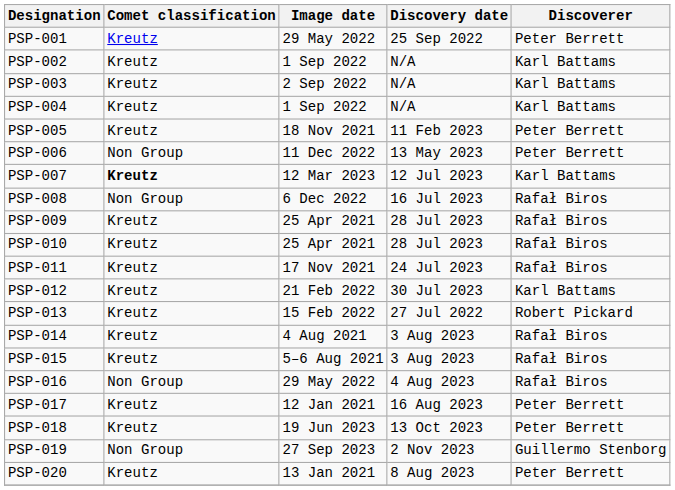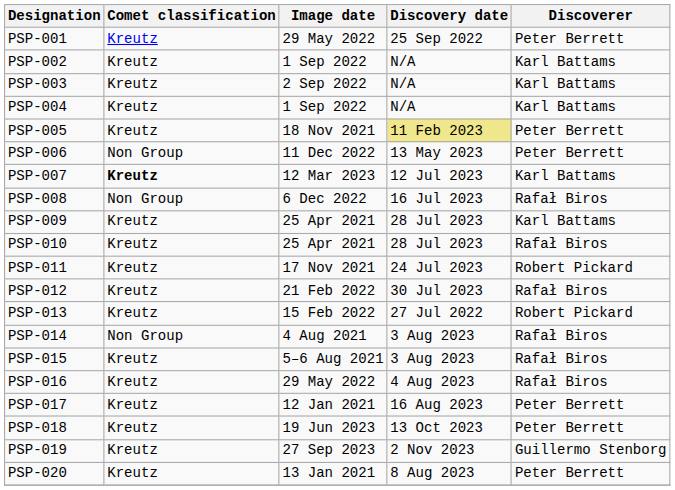(437, 130) no background -> (437, 130) khaki background
(561, 222) Rafał Biros -> (565, 222) Karl Battams
(561, 268) Rafał Biros -> (574, 268) Robert Pickard
(565, 291) Karl Battams -> (561, 291) Rafał Biros
(133, 336) Kreutz -> (145, 336) Non Group
(145, 382) Non Group -> (133, 382) Kreutz
(145, 451) Non Group -> (133, 451) Kreutz
